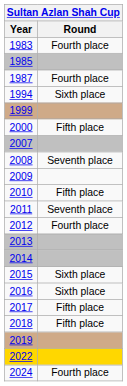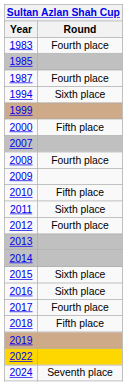(80, 160) Seventh place -> (80, 160) Fourth place
(80, 210) Seventh place -> (80, 210) Sixth place
(80, 308) Fifth place -> (80, 308) Fourth place
(80, 373) Fourth place -> (80, 373) Seventh place
